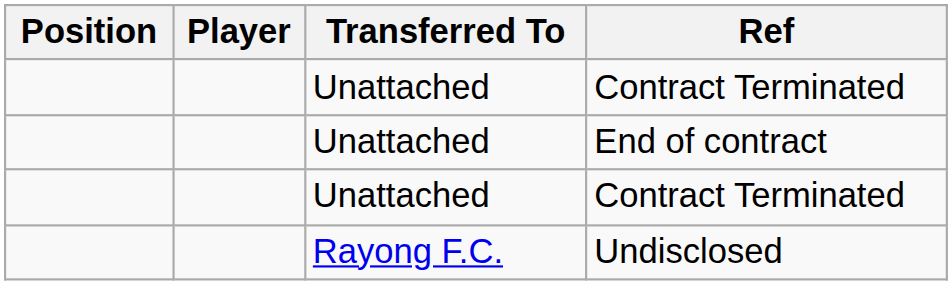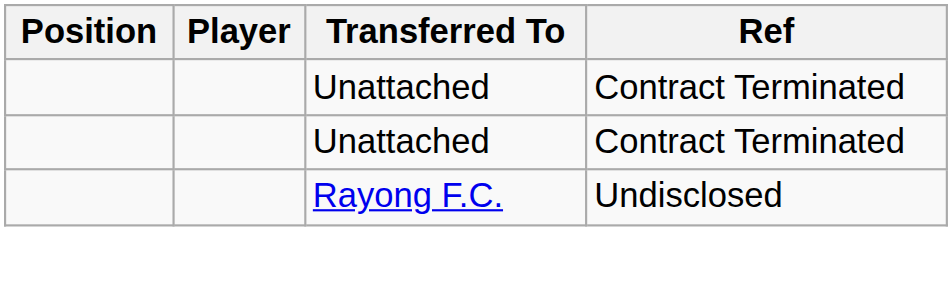- row: (401, 141)
